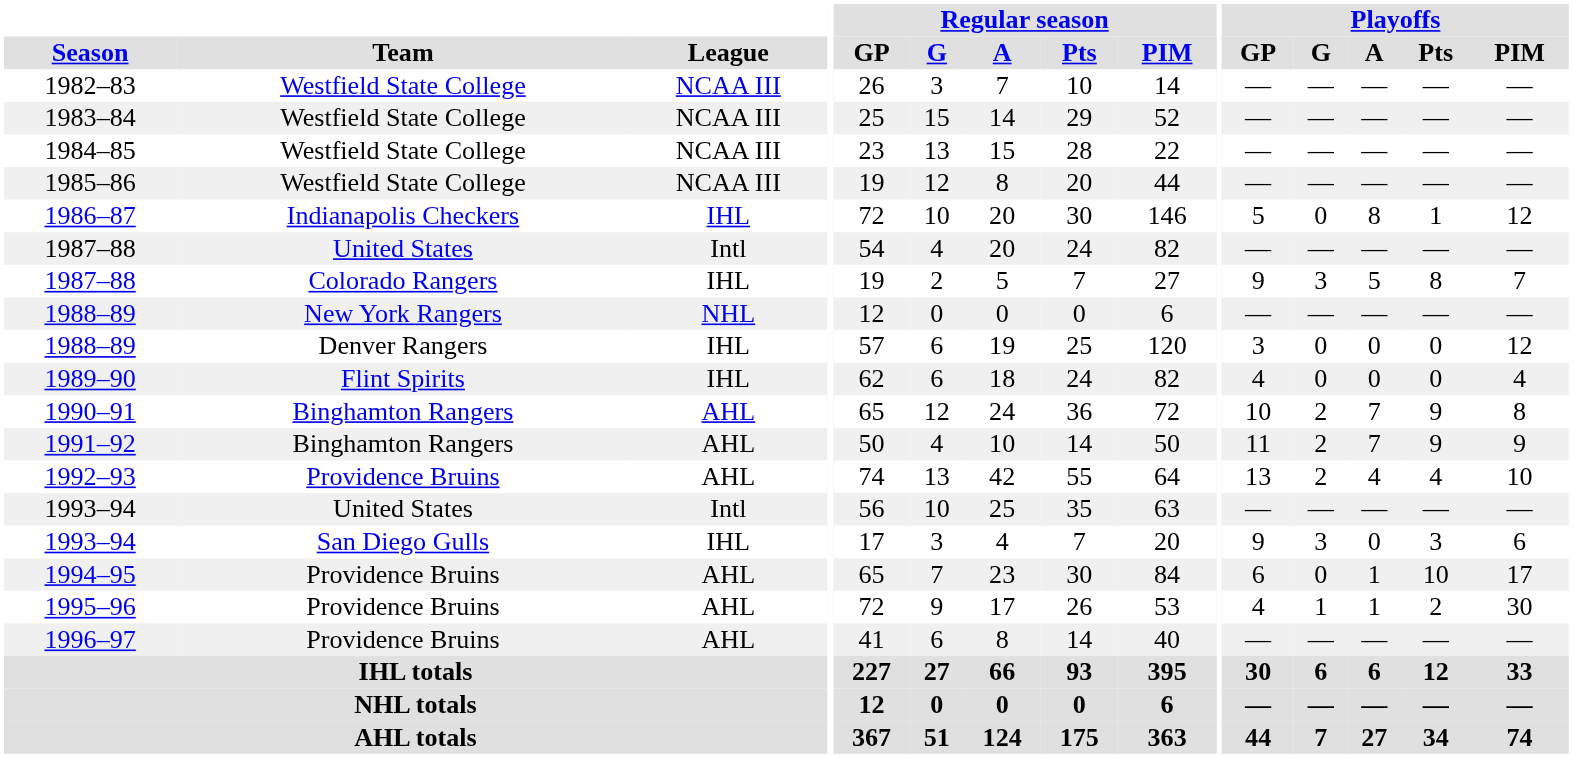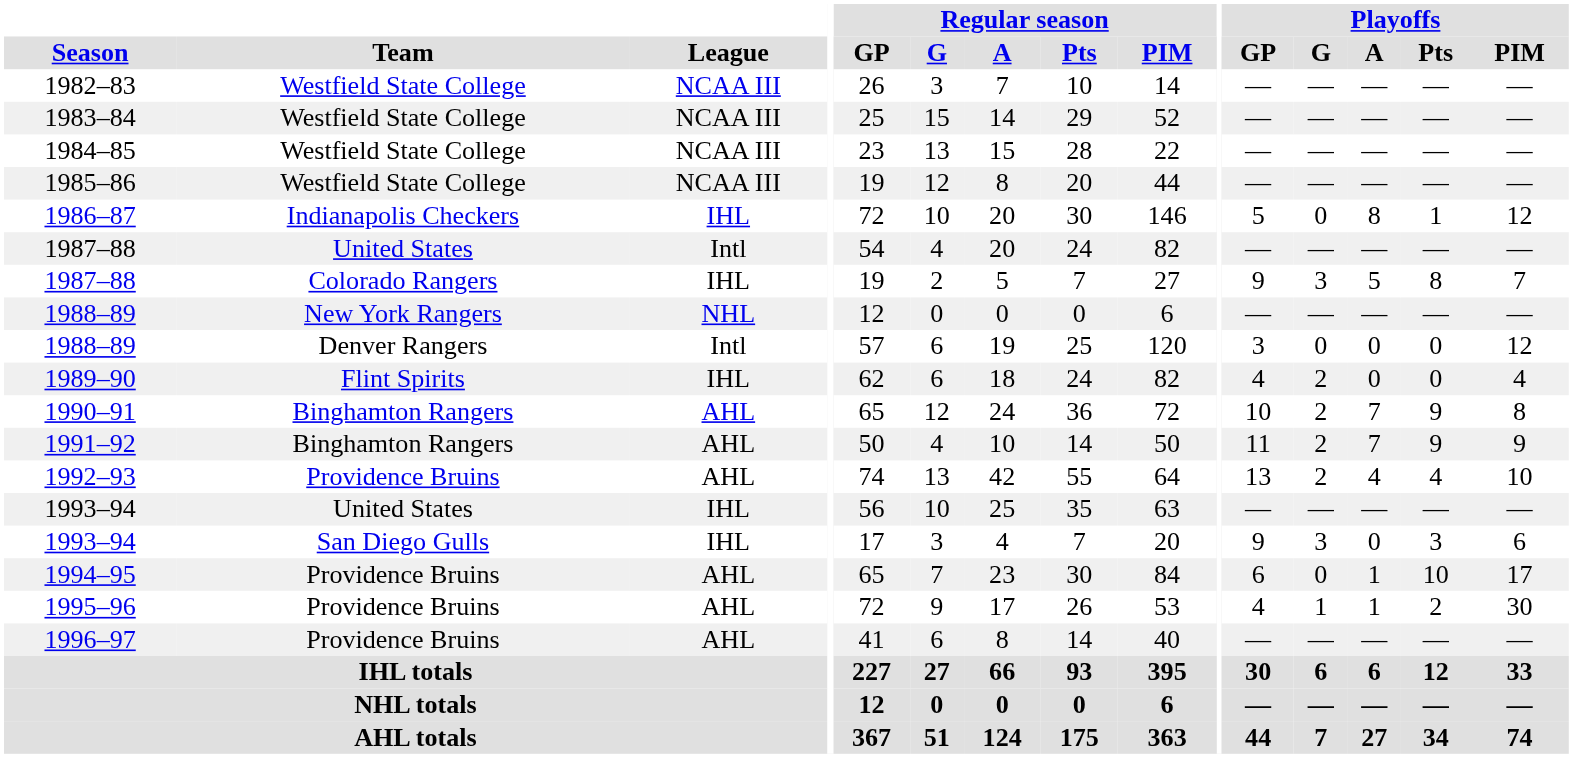(728, 345) IHL -> (728, 345) Intl
(1321, 378) 0 -> (1321, 378) 2
(728, 508) Intl -> (728, 508) IHL
